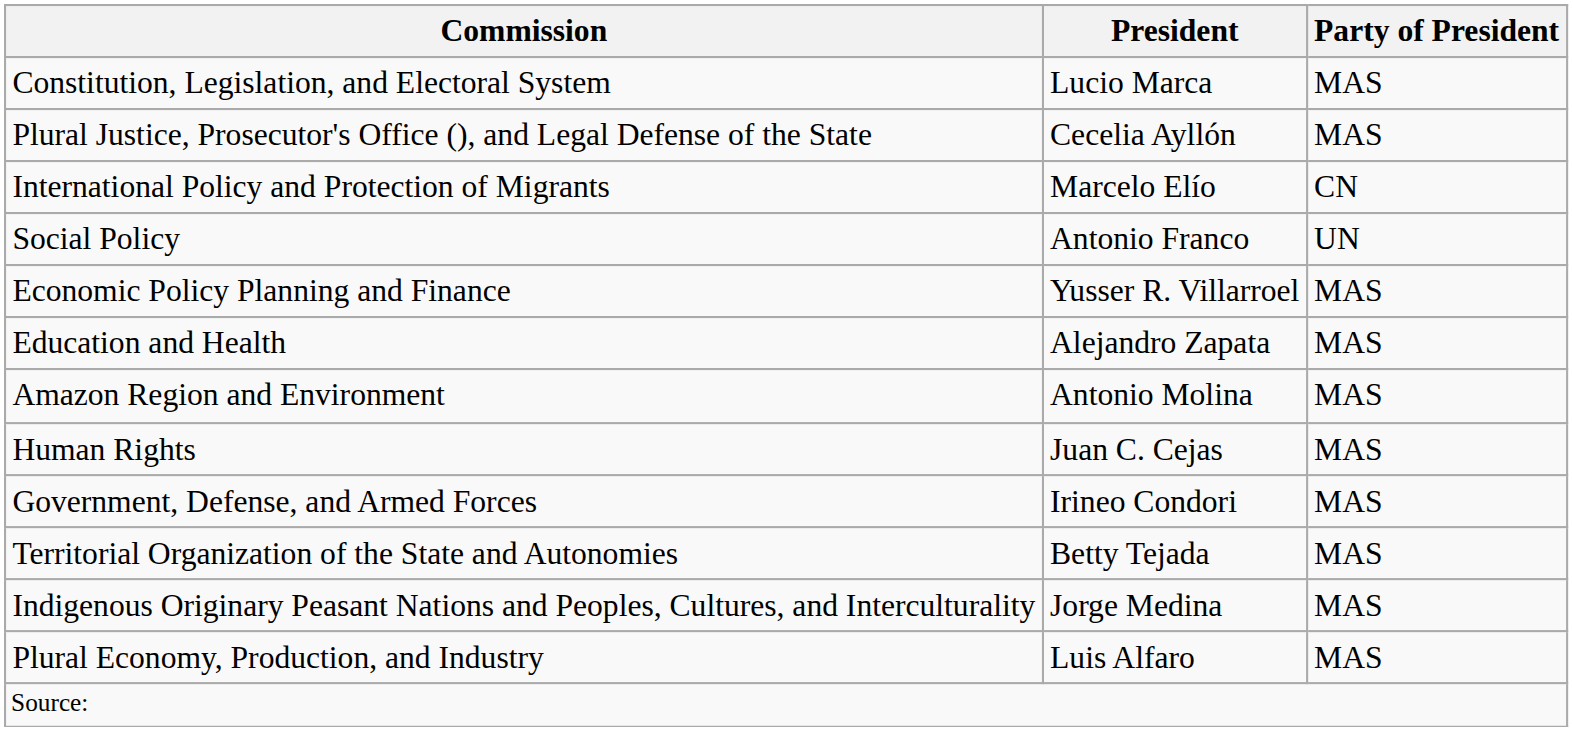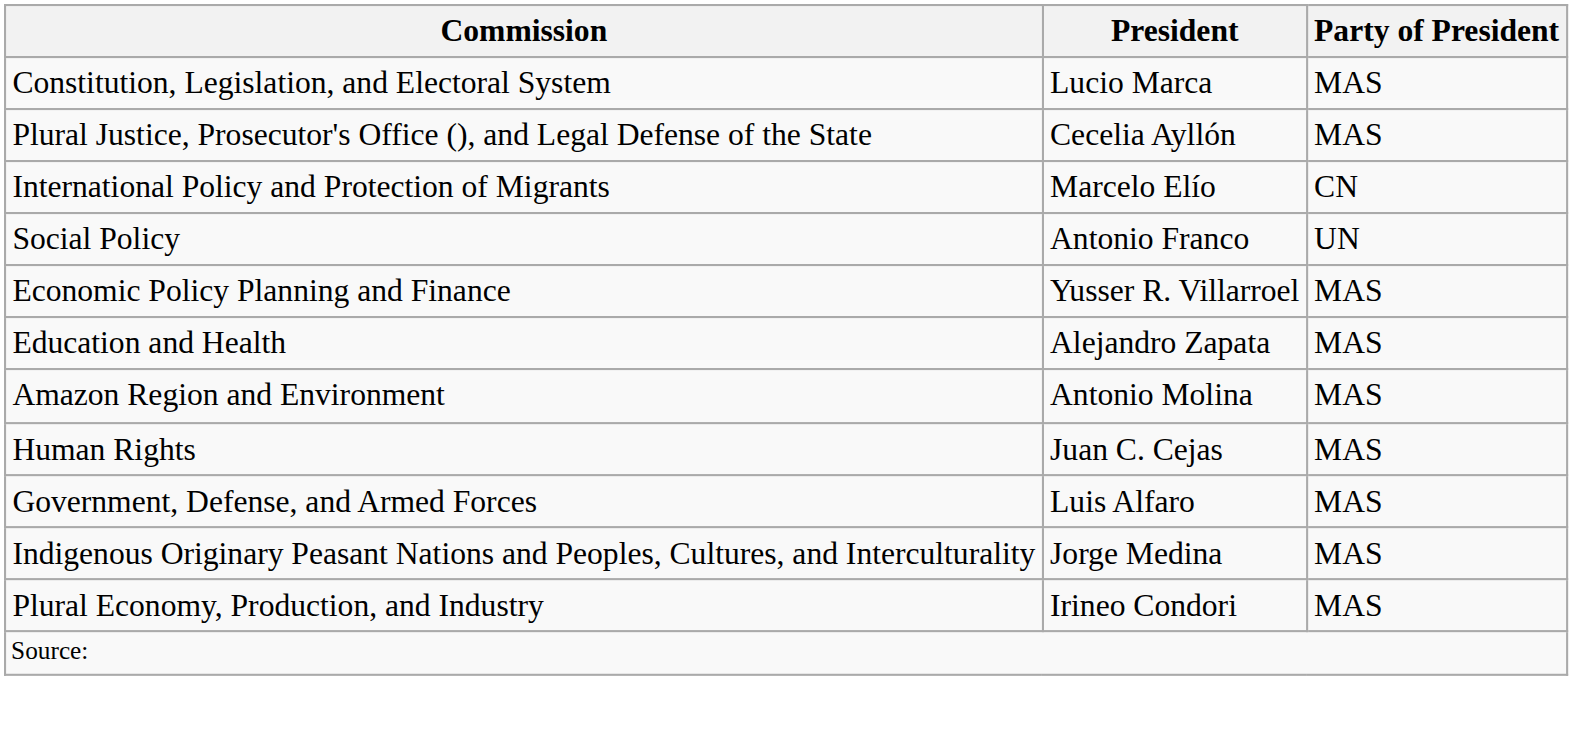(1143, 499) Irineo Condori -> (1122, 499) Luis Alfaro
- row: (345, 552)
(1122, 656) Luis Alfaro -> (1143, 604) Irineo Condori
